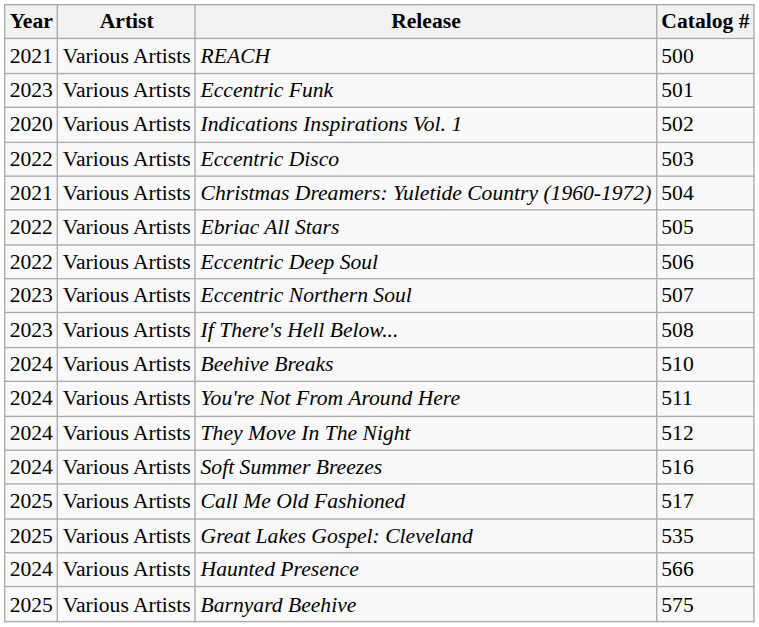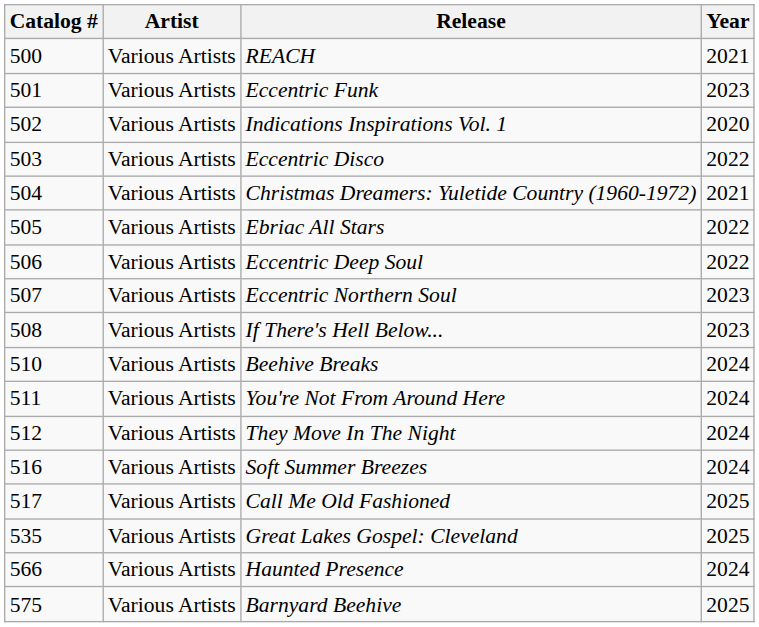columns swapped: (31, 21) <-> (705, 21)
